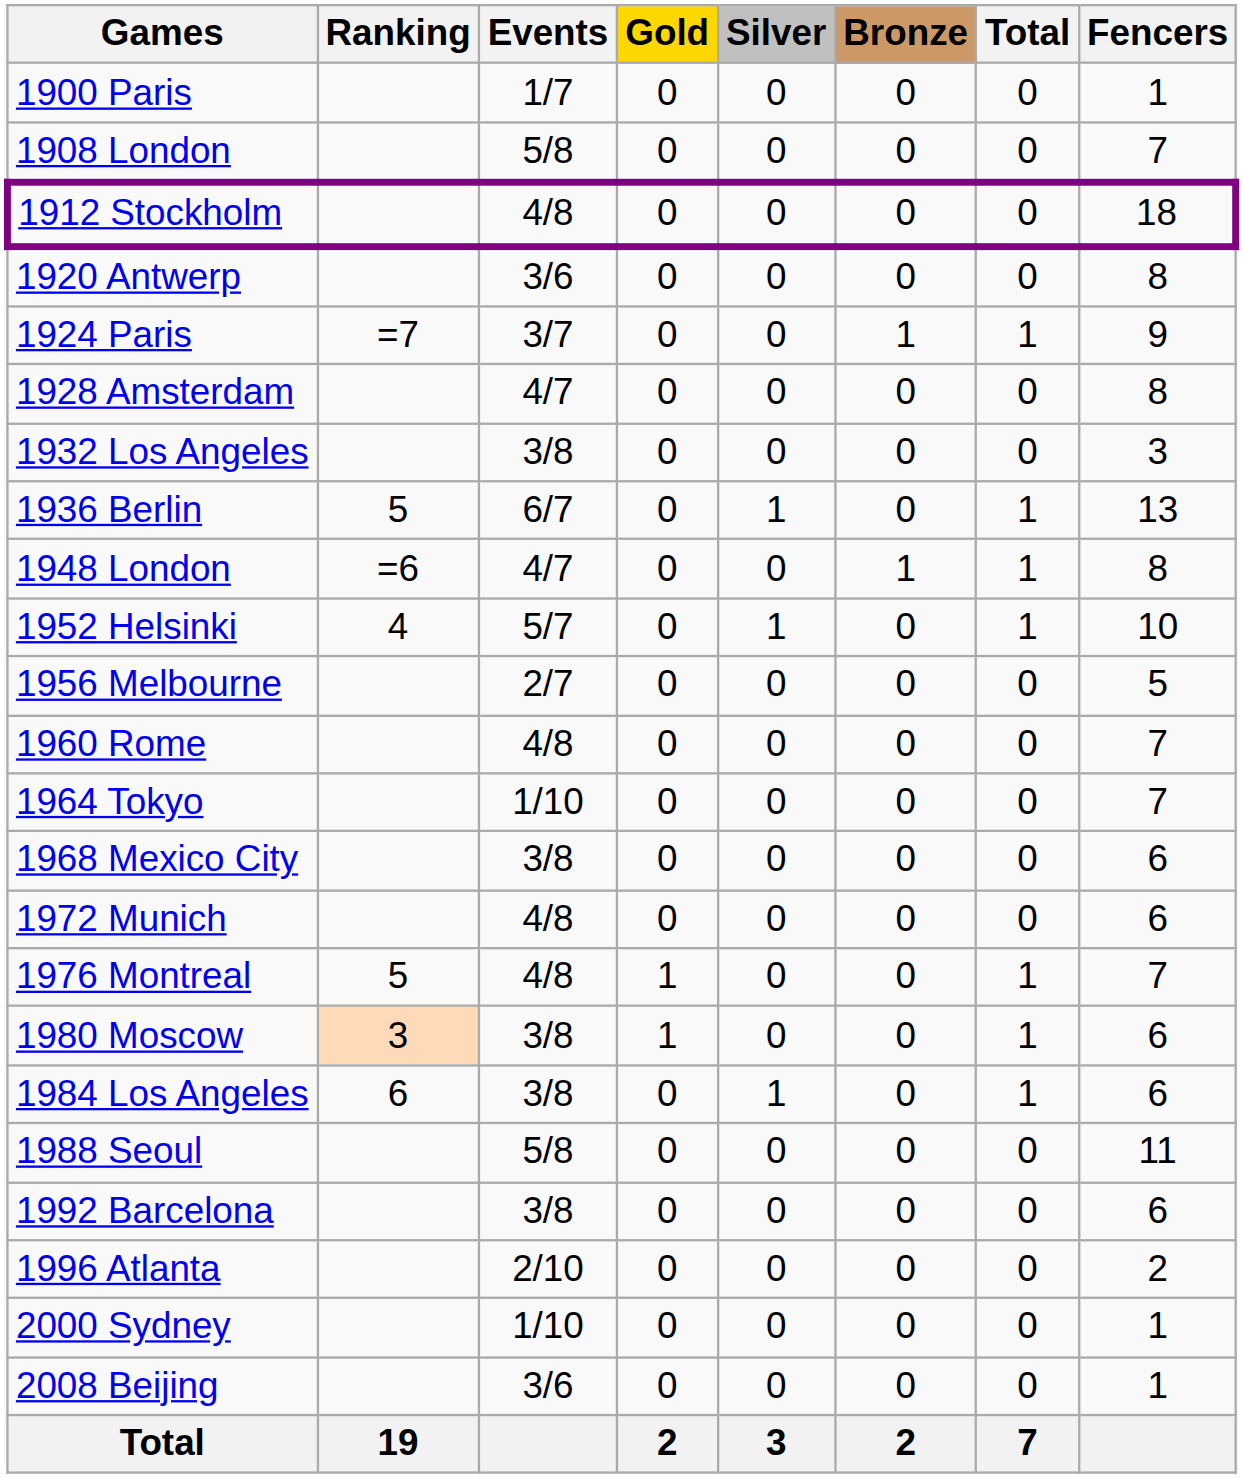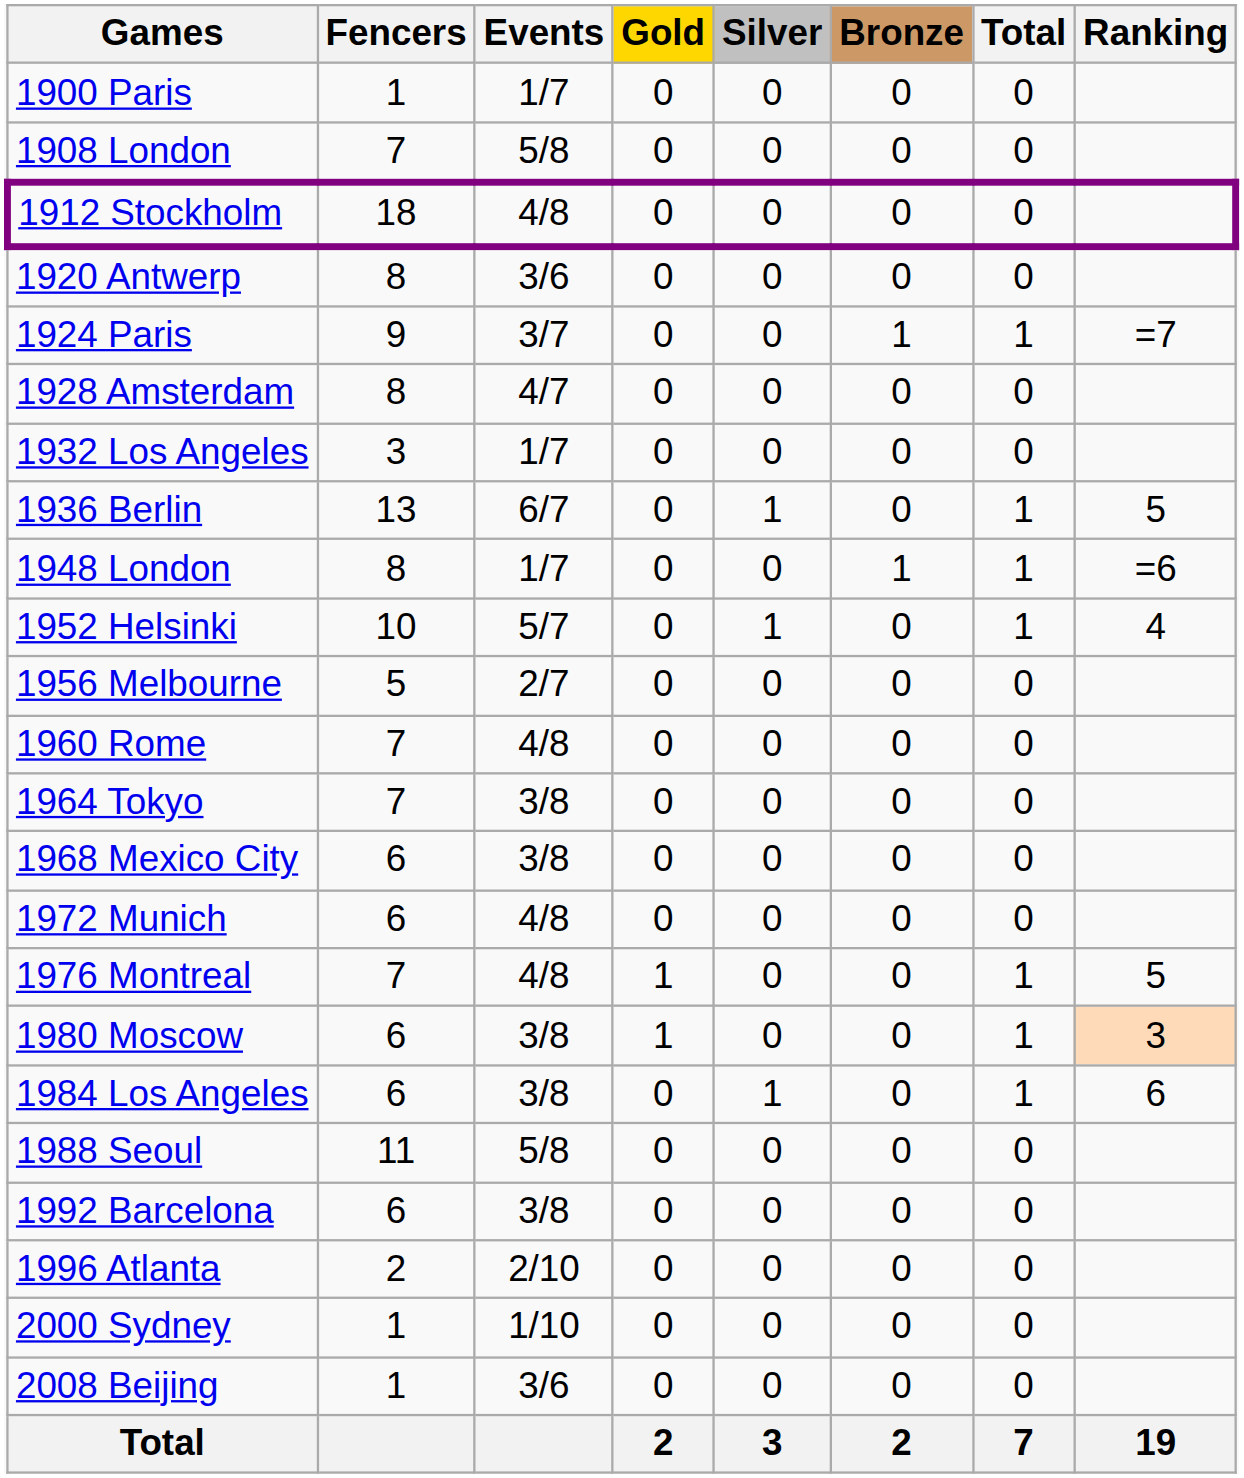columns swapped: (1158, 33) <-> (398, 33)
(548, 451) 3/8 -> (544, 451) 1/7
(548, 568) 4/7 -> (544, 568) 1/7
(548, 801) 1/10 -> (544, 801) 3/8
